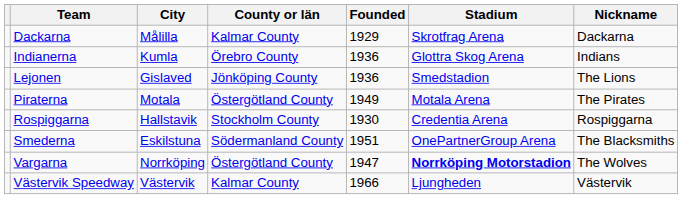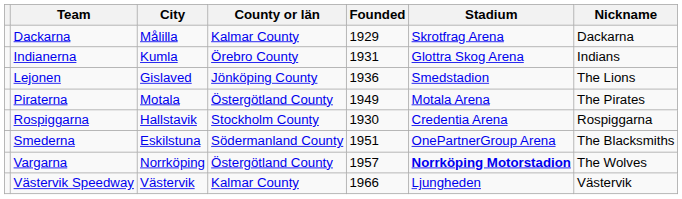(364, 57) 1936 -> (364, 57) 1931
(364, 162) 1947 -> (364, 162) 1957
